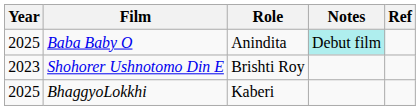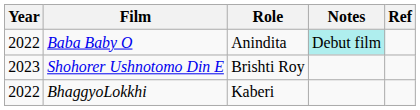(24, 42) 2025 -> (24, 42) 2022
(24, 92) 2025 -> (24, 92) 2022
